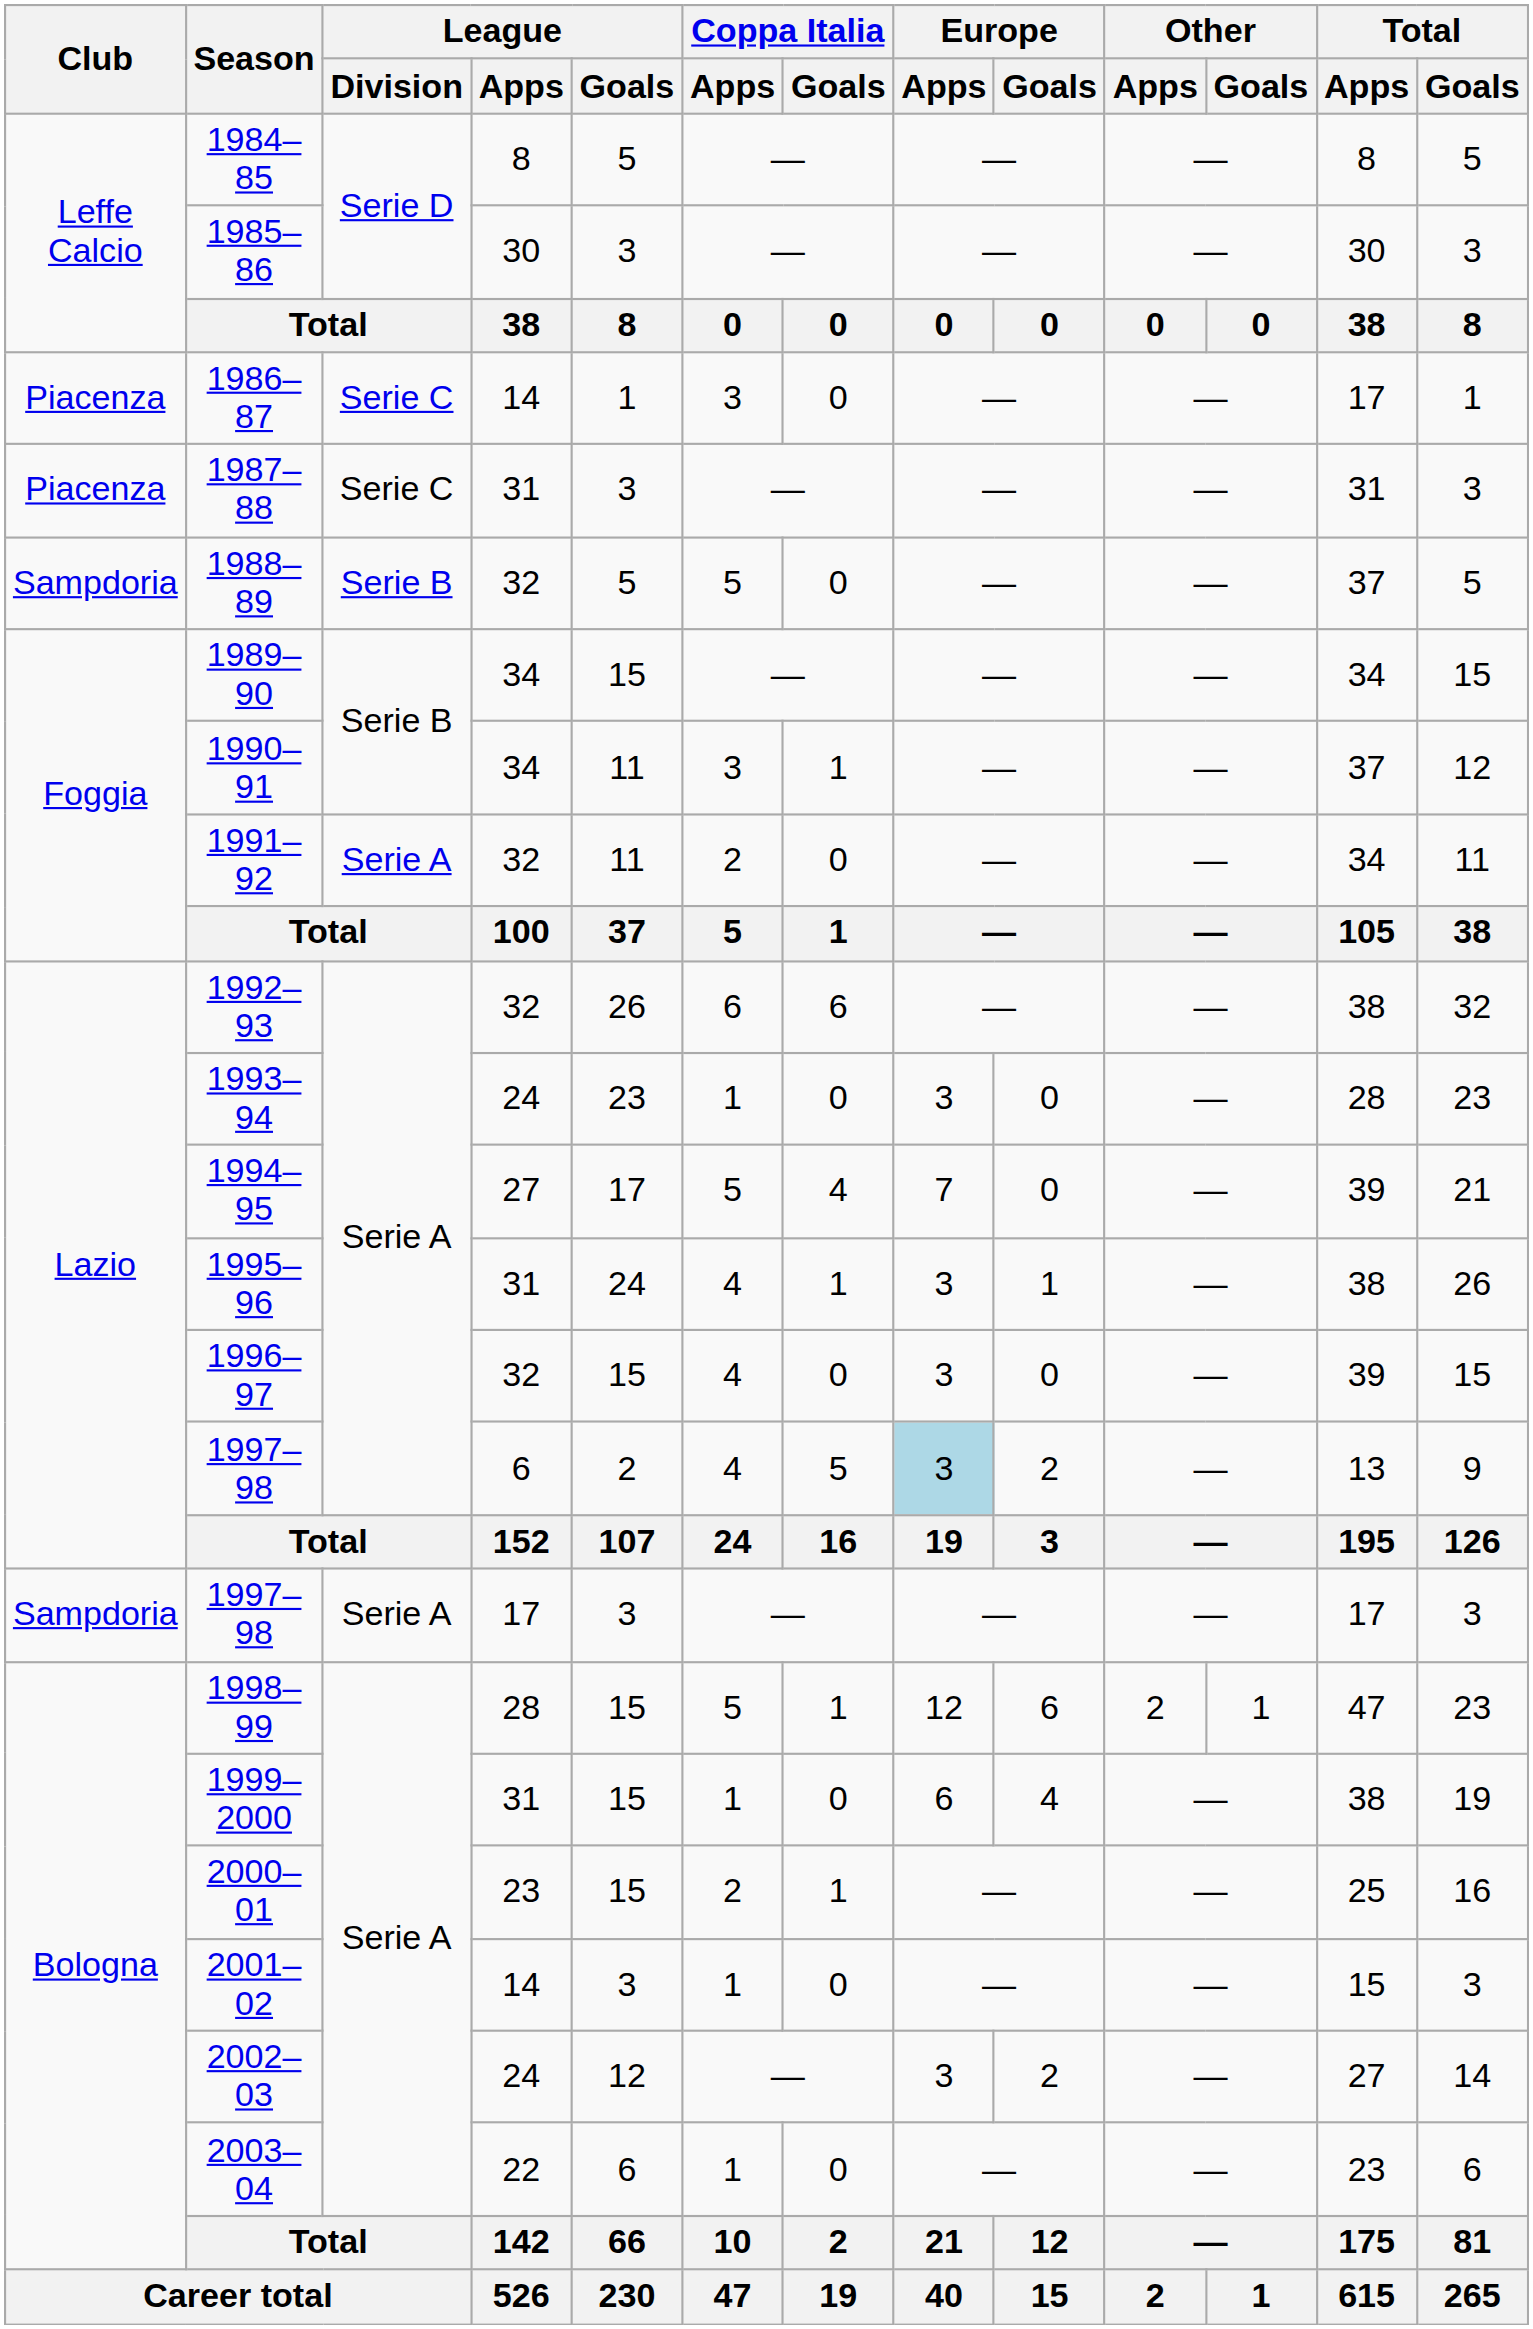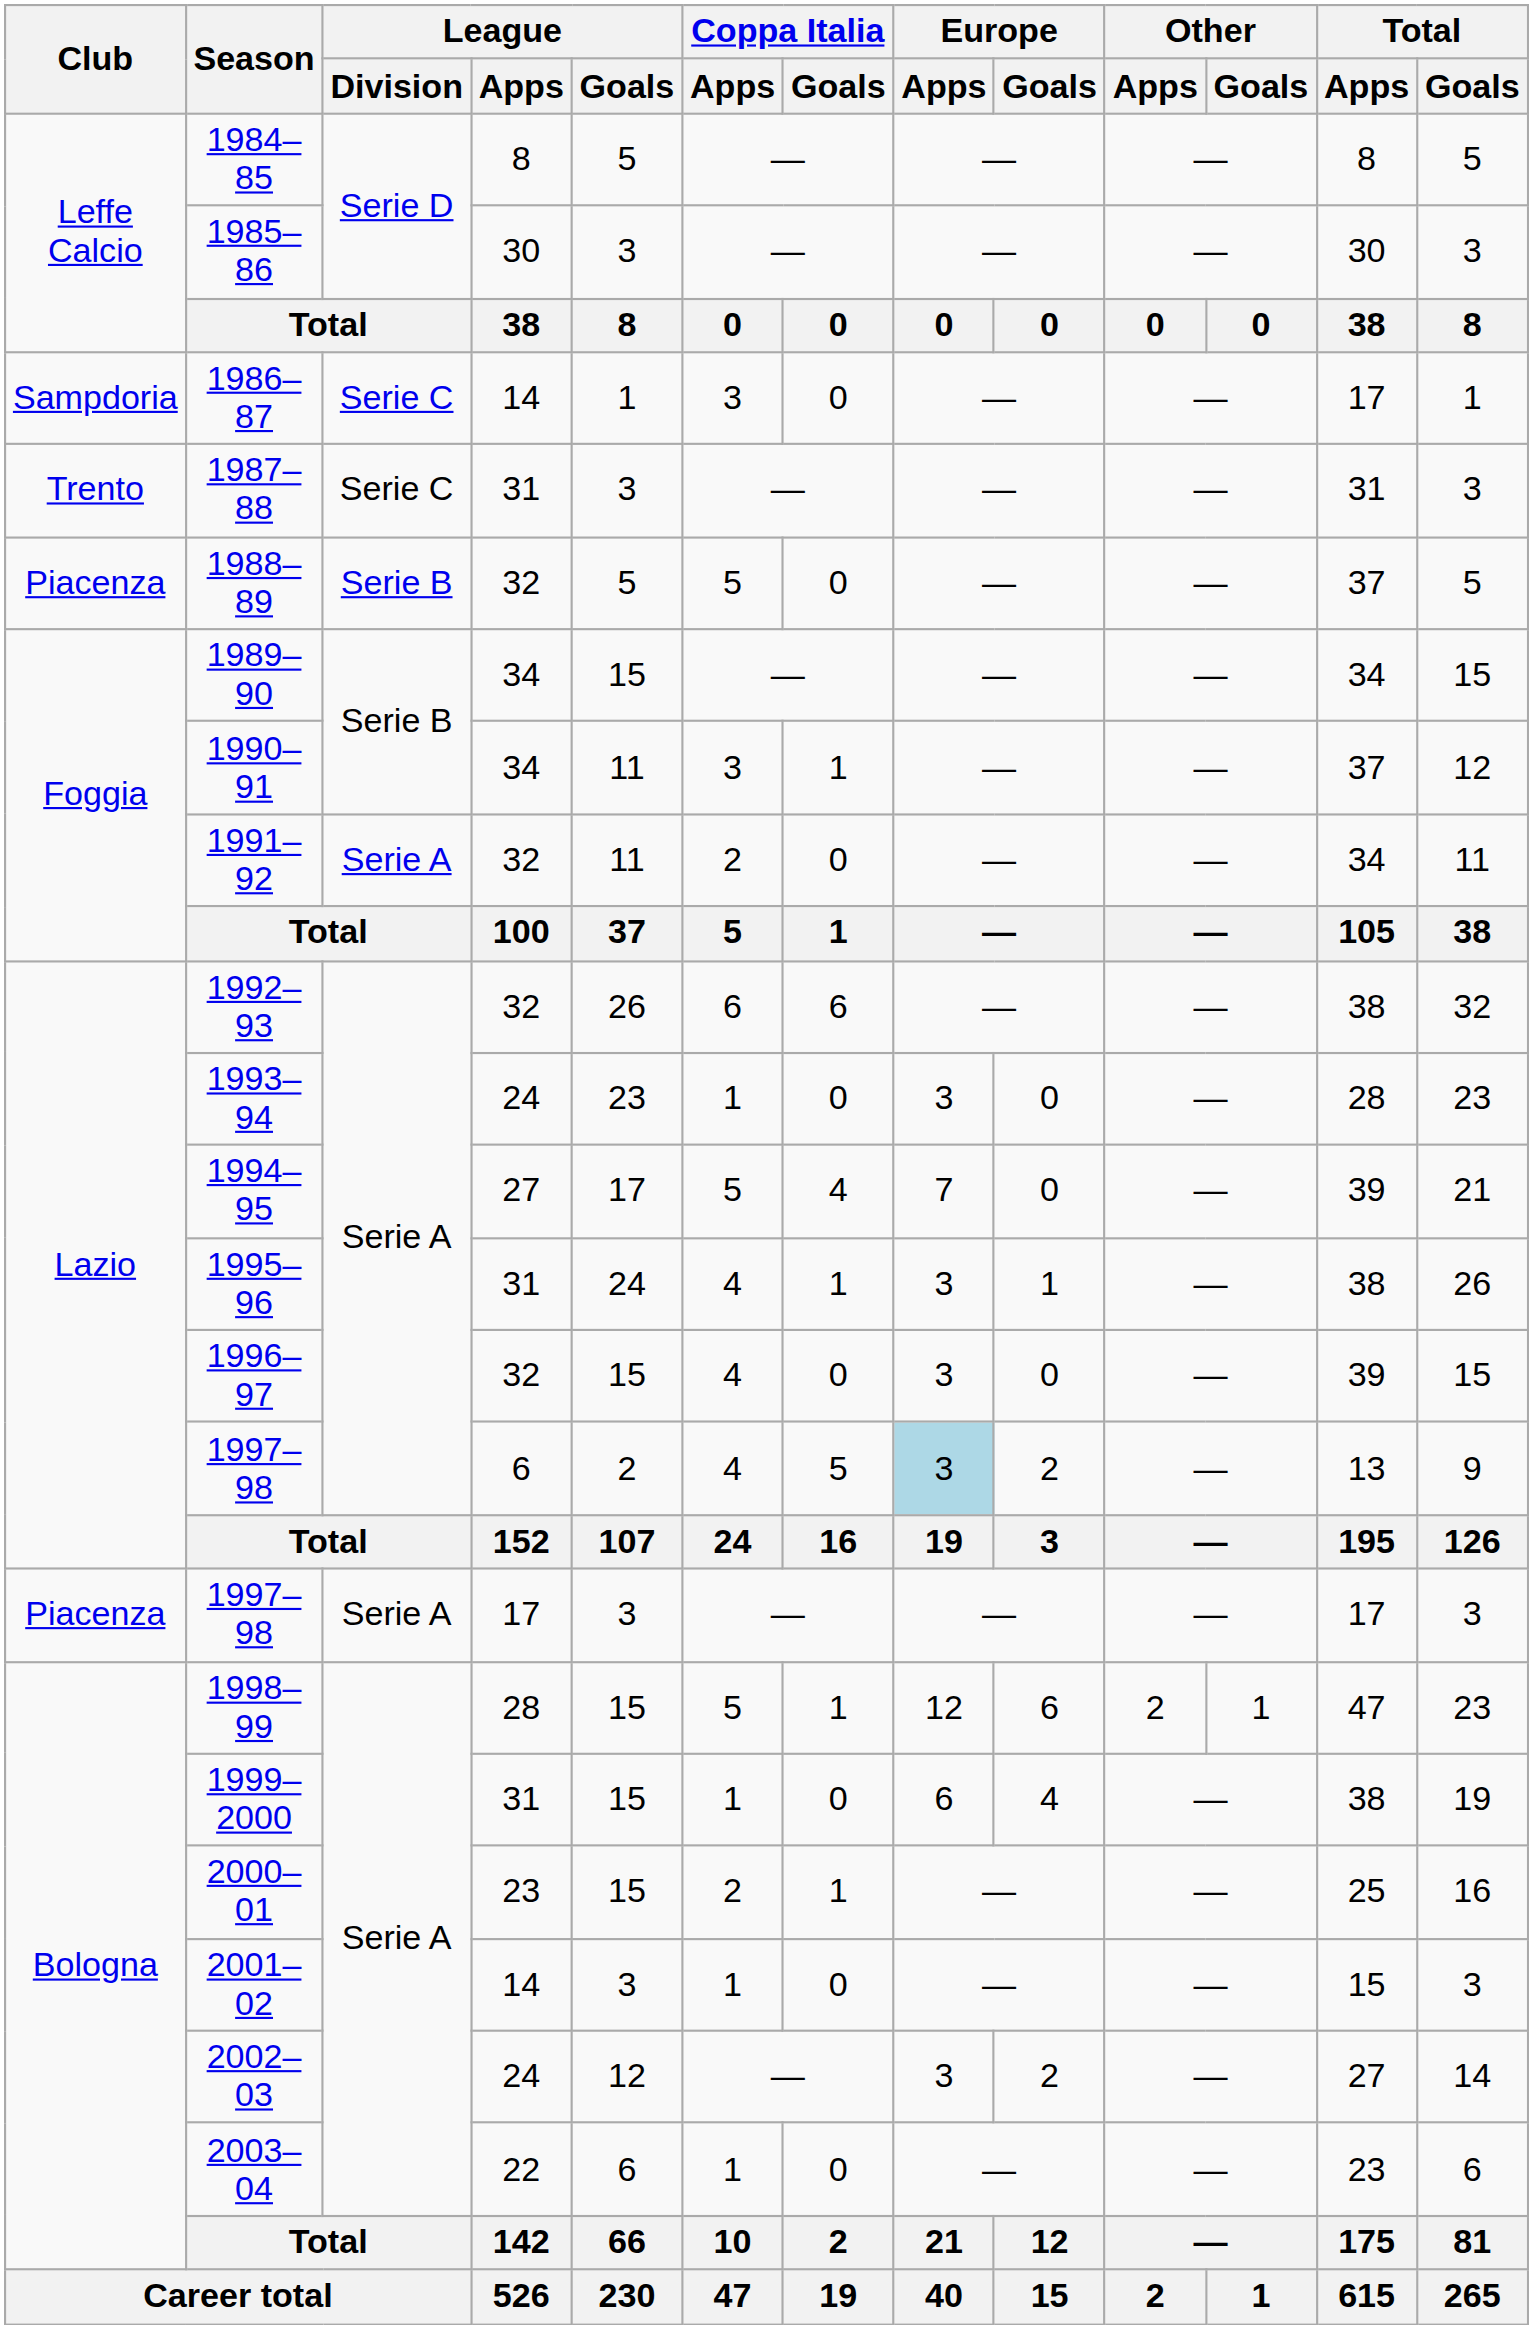(95, 397) Piacenza -> (95, 397) Sampdoria
(95, 490) Piacenza -> (95, 490) Trento
(95, 582) Sampdoria -> (95, 582) Piacenza
(95, 1614) Sampdoria -> (95, 1614) Piacenza
